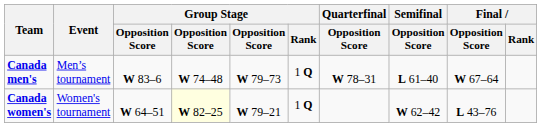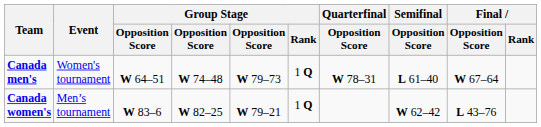(84, 72) Men’s tournament -> (84, 72) Women's tournament
(142, 79) W 83–6 -> (142, 79) W 64–51
(84, 106) Women's tournament -> (84, 106) Men’s tournament
(142, 113) W 64–51 -> (142, 113) W 83–6
(200, 113) lightyellow background -> (200, 113) no background
